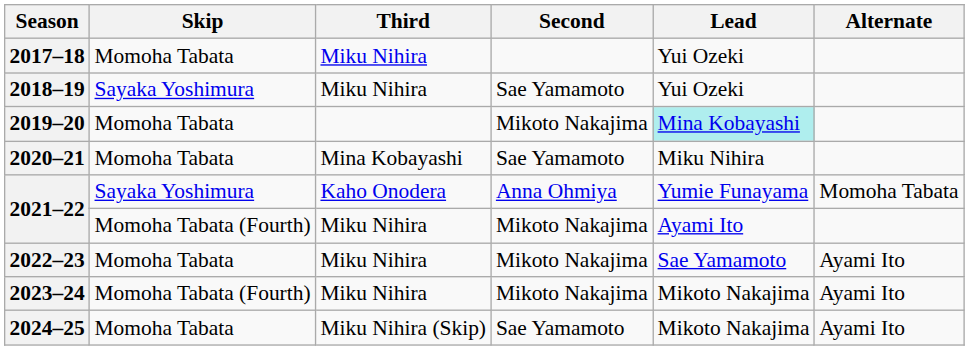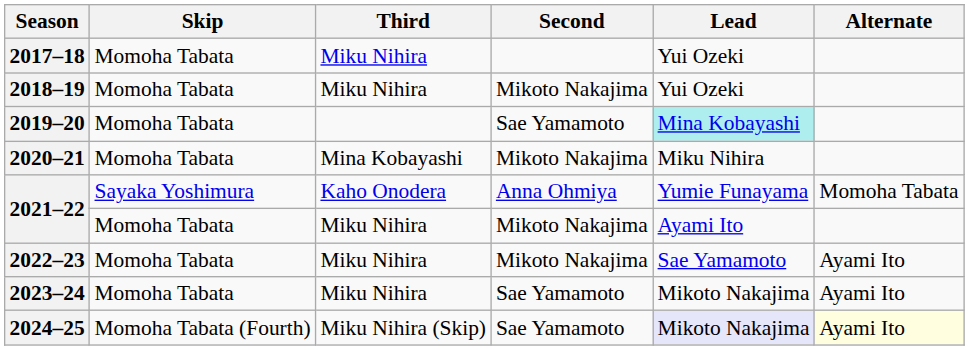(174, 89) Sayaka Yoshimura -> (164, 89) Momoha Tabata
(560, 89) Sae Yamamoto -> (572, 89) Mikoto Nakajima
(572, 123) Mikoto Nakajima -> (560, 123) Sae Yamamoto
(560, 157) Sae Yamamoto -> (572, 157) Mikoto Nakajima
(203, 225) Momoha Tabata (Fourth) -> (164, 225) Momoha Tabata
(203, 293) Momoha Tabata (Fourth) -> (164, 293) Momoha Tabata
(572, 293) Mikoto Nakajima -> (560, 293) Sae Yamamoto
(164, 327) Momoha Tabata -> (203, 327) Momoha Tabata (Fourth)
(734, 327) no background -> (734, 327) lavender background
(862, 327) no background -> (862, 327) lightyellow background
